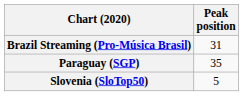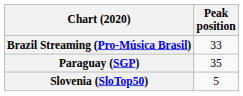(216, 44) 31 -> (216, 44) 33
